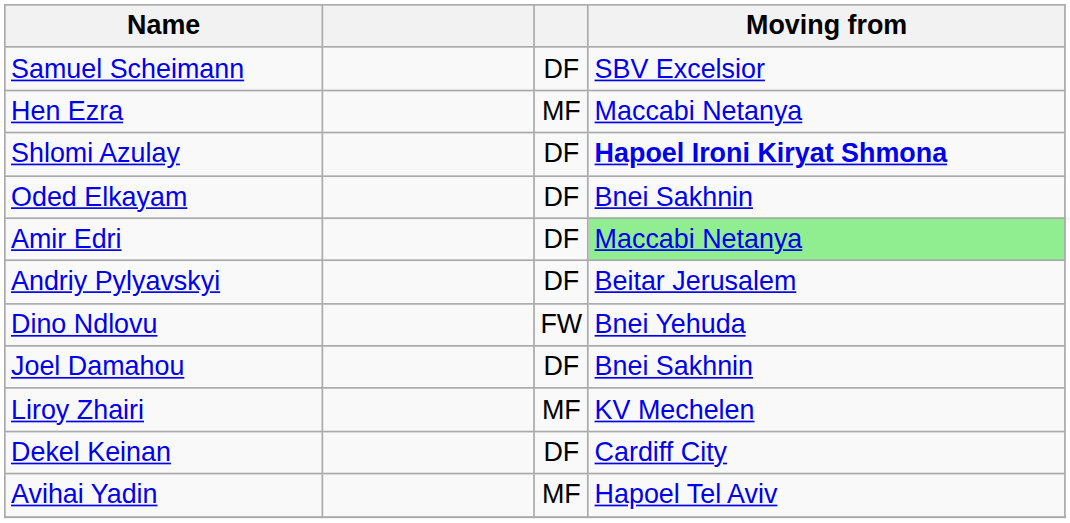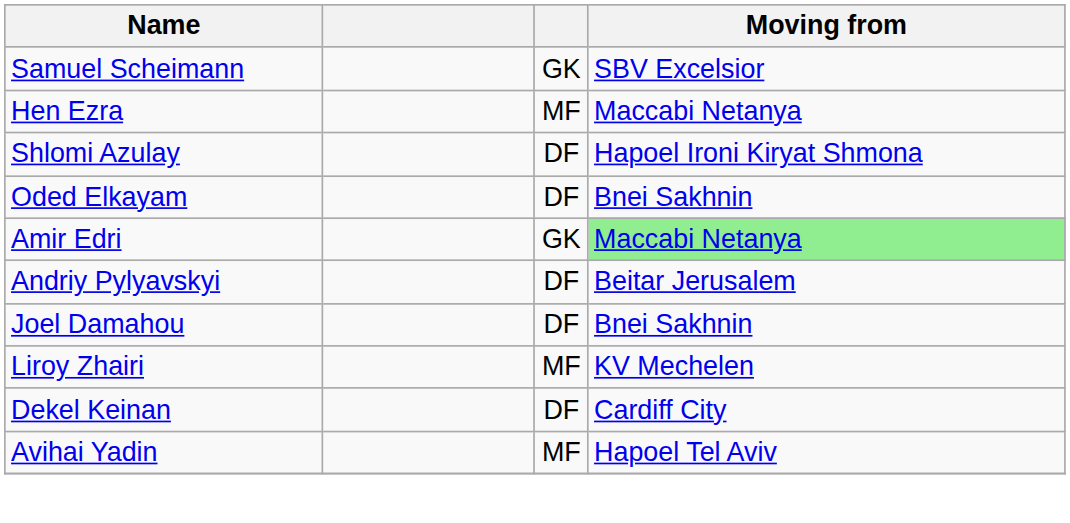(561, 68) DF -> (561, 68) GK
(771, 153) bold -> (758, 153) normal
(561, 238) DF -> (561, 238) GK
- row: (84, 324)
